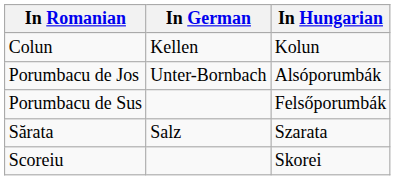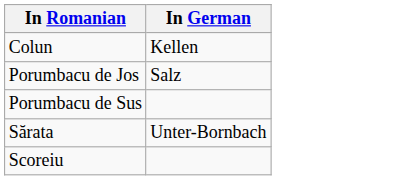- column: (330, 18)
(208, 75) Unter-Bornbach -> (166, 75) Salz
(166, 132) Salz -> (208, 132) Unter-Bornbach
